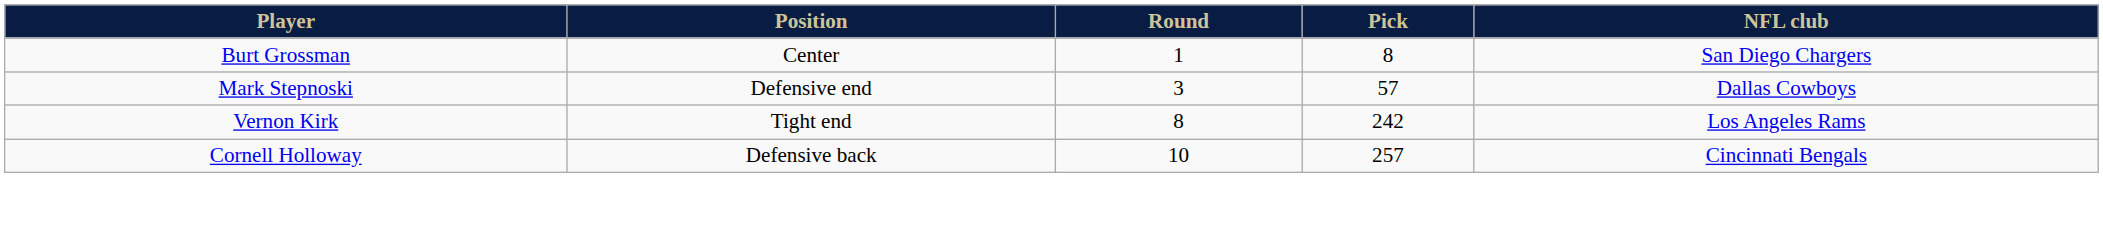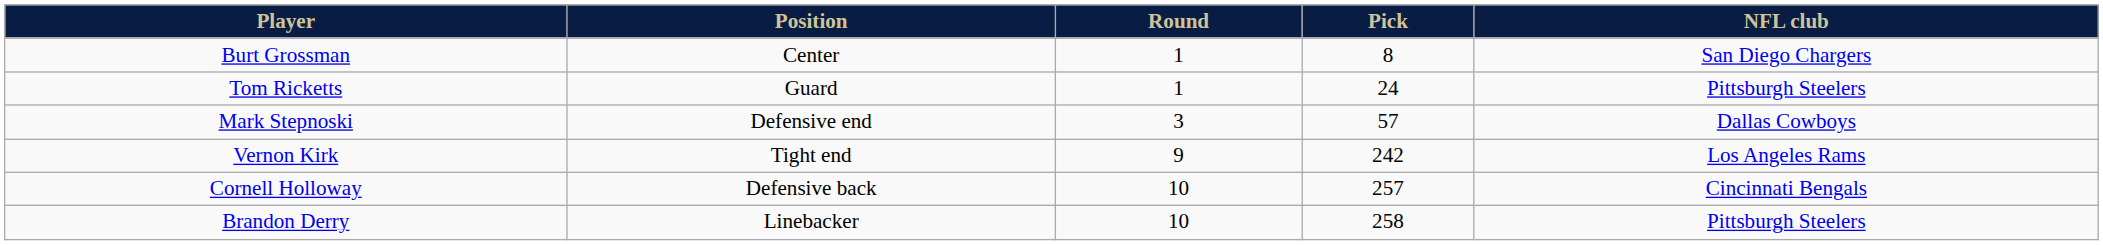+ row: (286, 88)
(1179, 121) 8 -> (1179, 155) 9
+ row: (286, 222)
